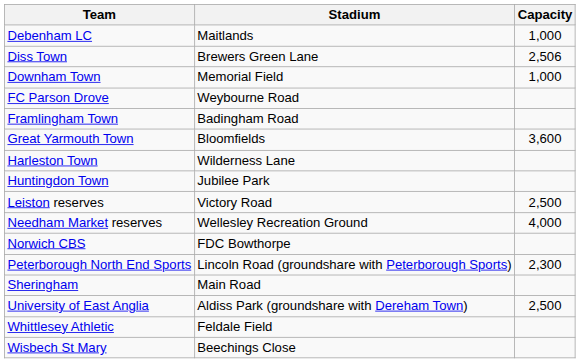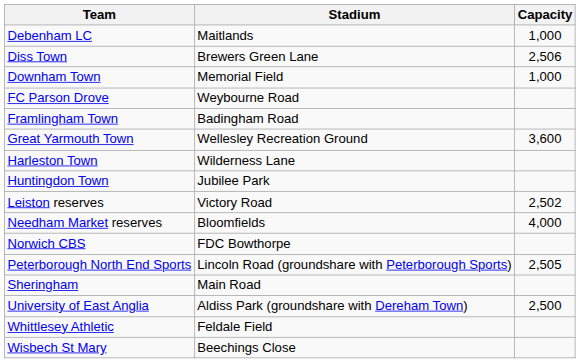(231, 139) Bloomfields -> (282, 139) Wellesley Recreation Ground
(545, 202) 2,500 -> (545, 202) 2,502
(282, 222) Wellesley Recreation Ground -> (231, 222) Bloomfields
(545, 264) 2,300 -> (545, 264) 2,505
